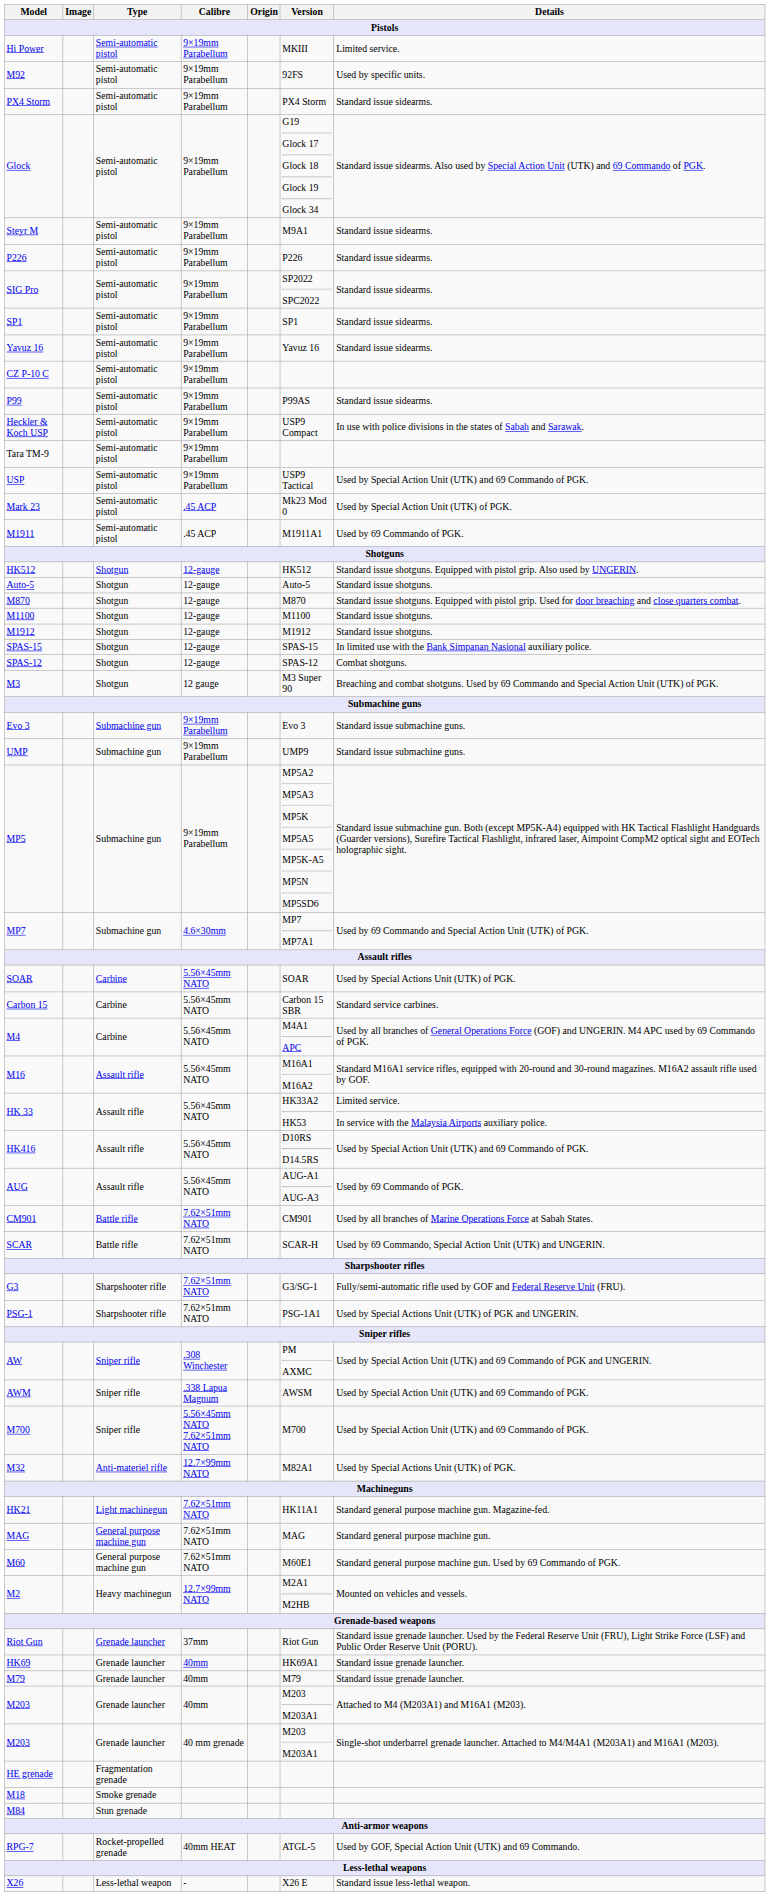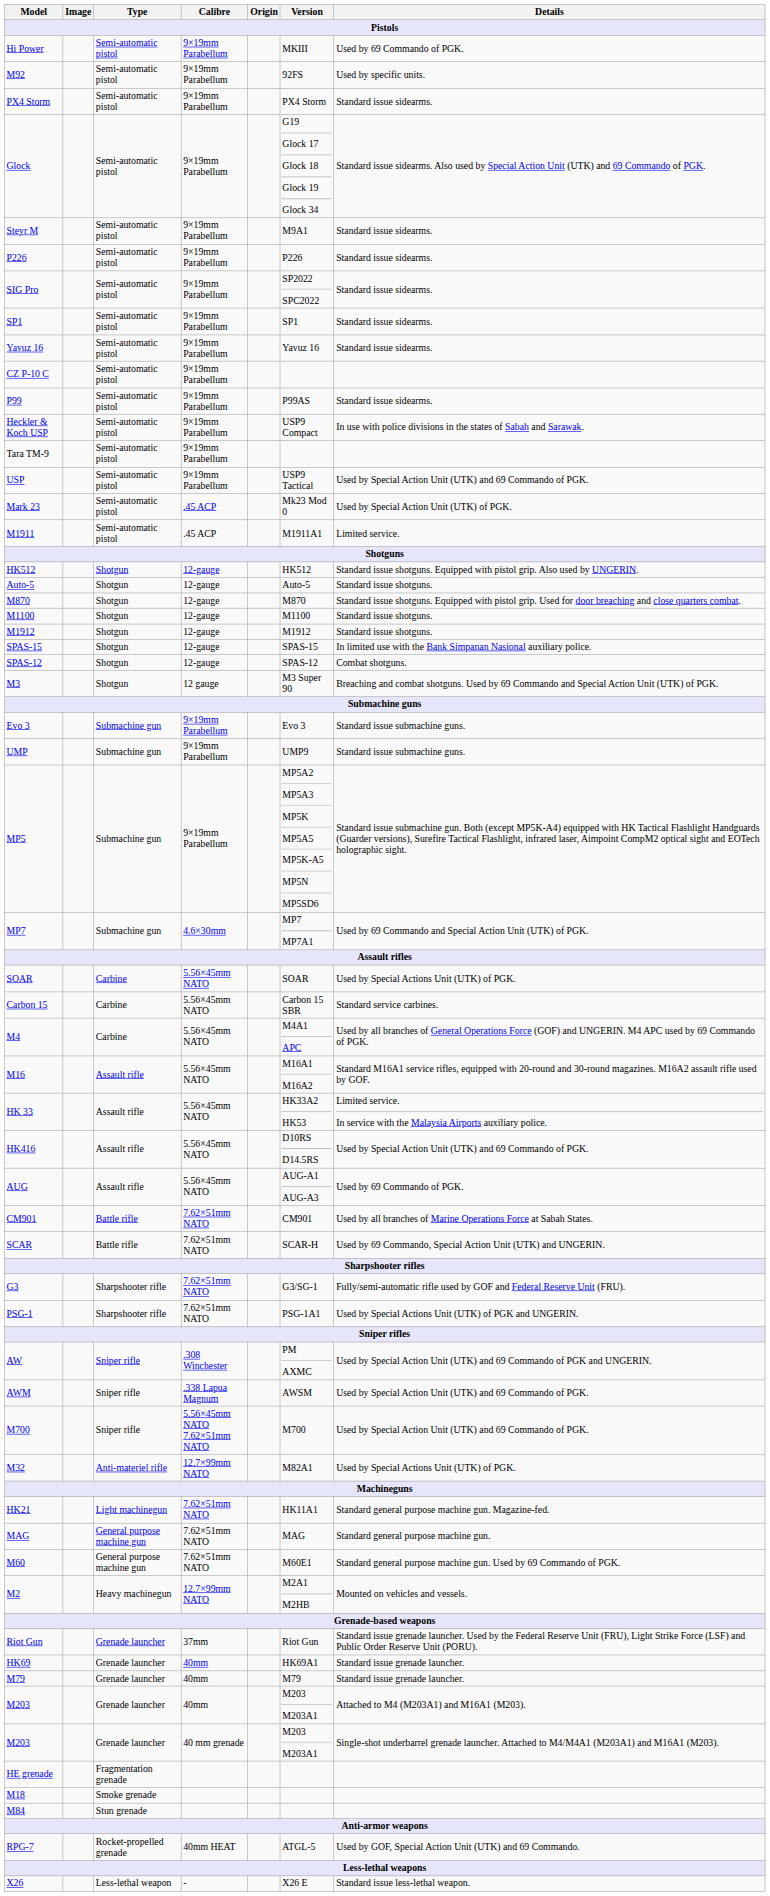(368, 48) Limited service. -> (400, 48) Used by 69 Commando of PGK.
(400, 533) Used by 69 Commando of PGK. -> (368, 533) Limited service.
